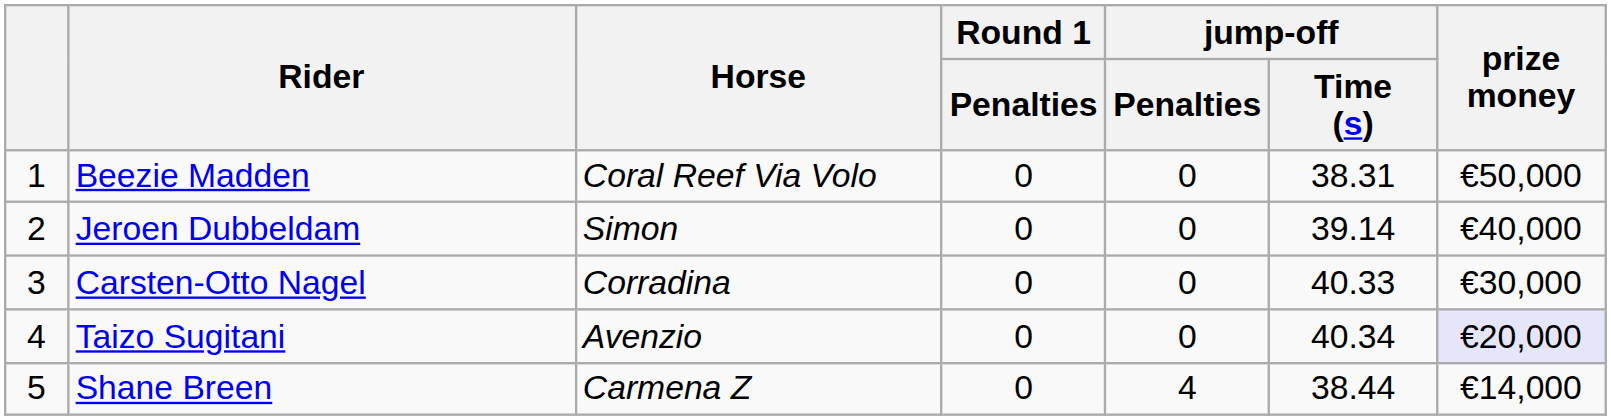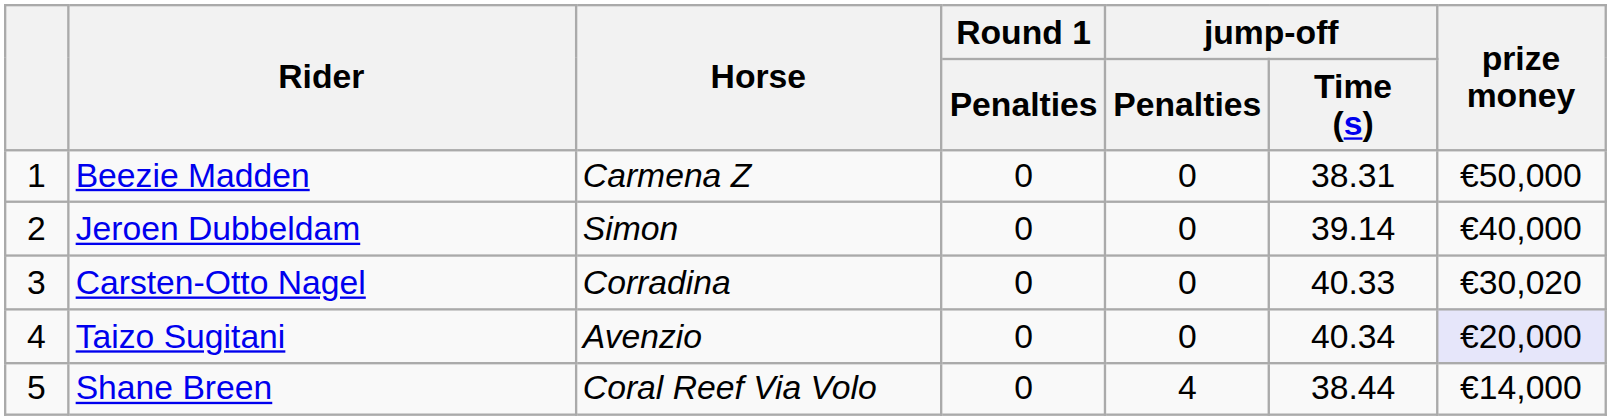(730, 176) Coral Reef Via Volo -> (667, 176) Carmena Z
(1521, 283) €30,000 -> (1521, 283) €30,020
(667, 389) Carmena Z -> (730, 389) Coral Reef Via Volo
